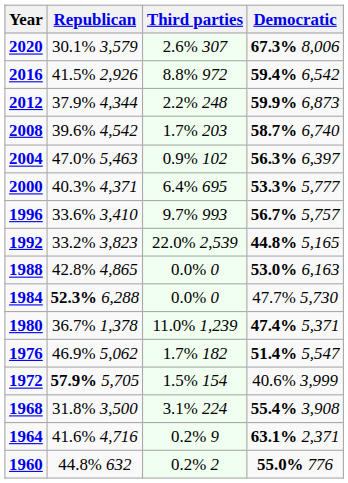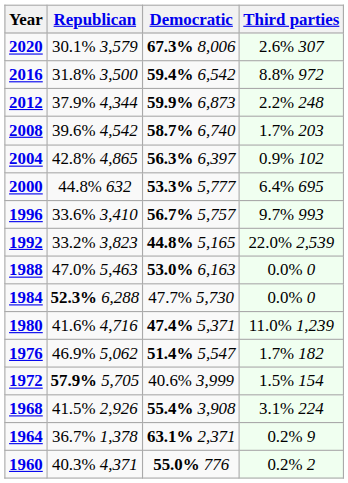columns swapped: (295, 19) <-> (195, 19)
(95, 74) 41.5% 2,926 -> (95, 74) 31.8% 3,500
(95, 158) 47.0% 5,463 -> (95, 158) 42.8% 4,865
(95, 186) 40.3% 4,371 -> (95, 186) 44.8% 632
(95, 269) 42.8% 4,865 -> (95, 269) 47.0% 5,463
(95, 325) 36.7% 1,378 -> (95, 325) 41.6% 4,716
(95, 408) 31.8% 3,500 -> (95, 408) 41.5% 2,926
(95, 436) 41.6% 4,716 -> (95, 436) 36.7% 1,378
(95, 464) 44.8% 632 -> (95, 464) 40.3% 4,371
